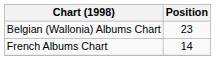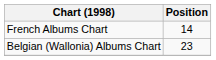rows swapped: (84, 30) <-> (57, 47)
